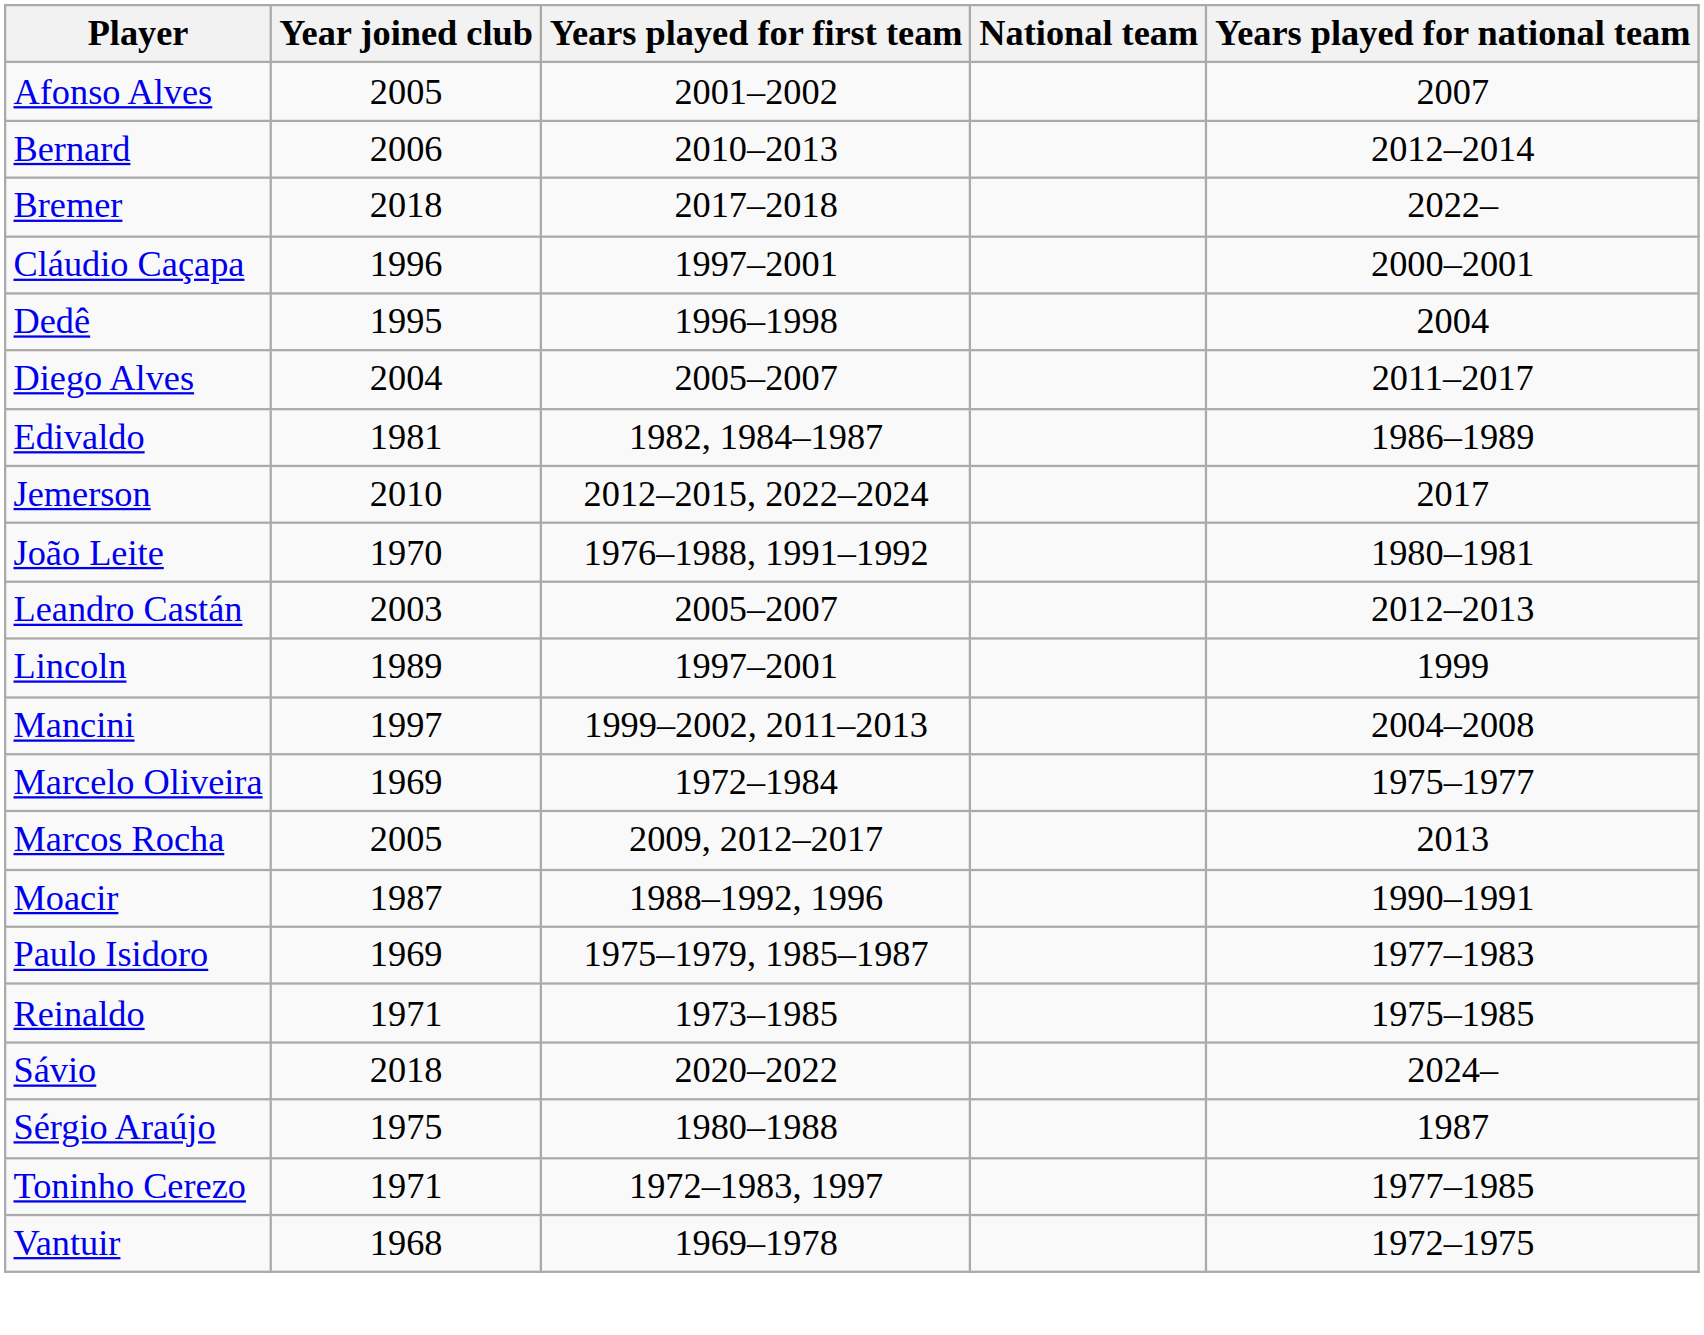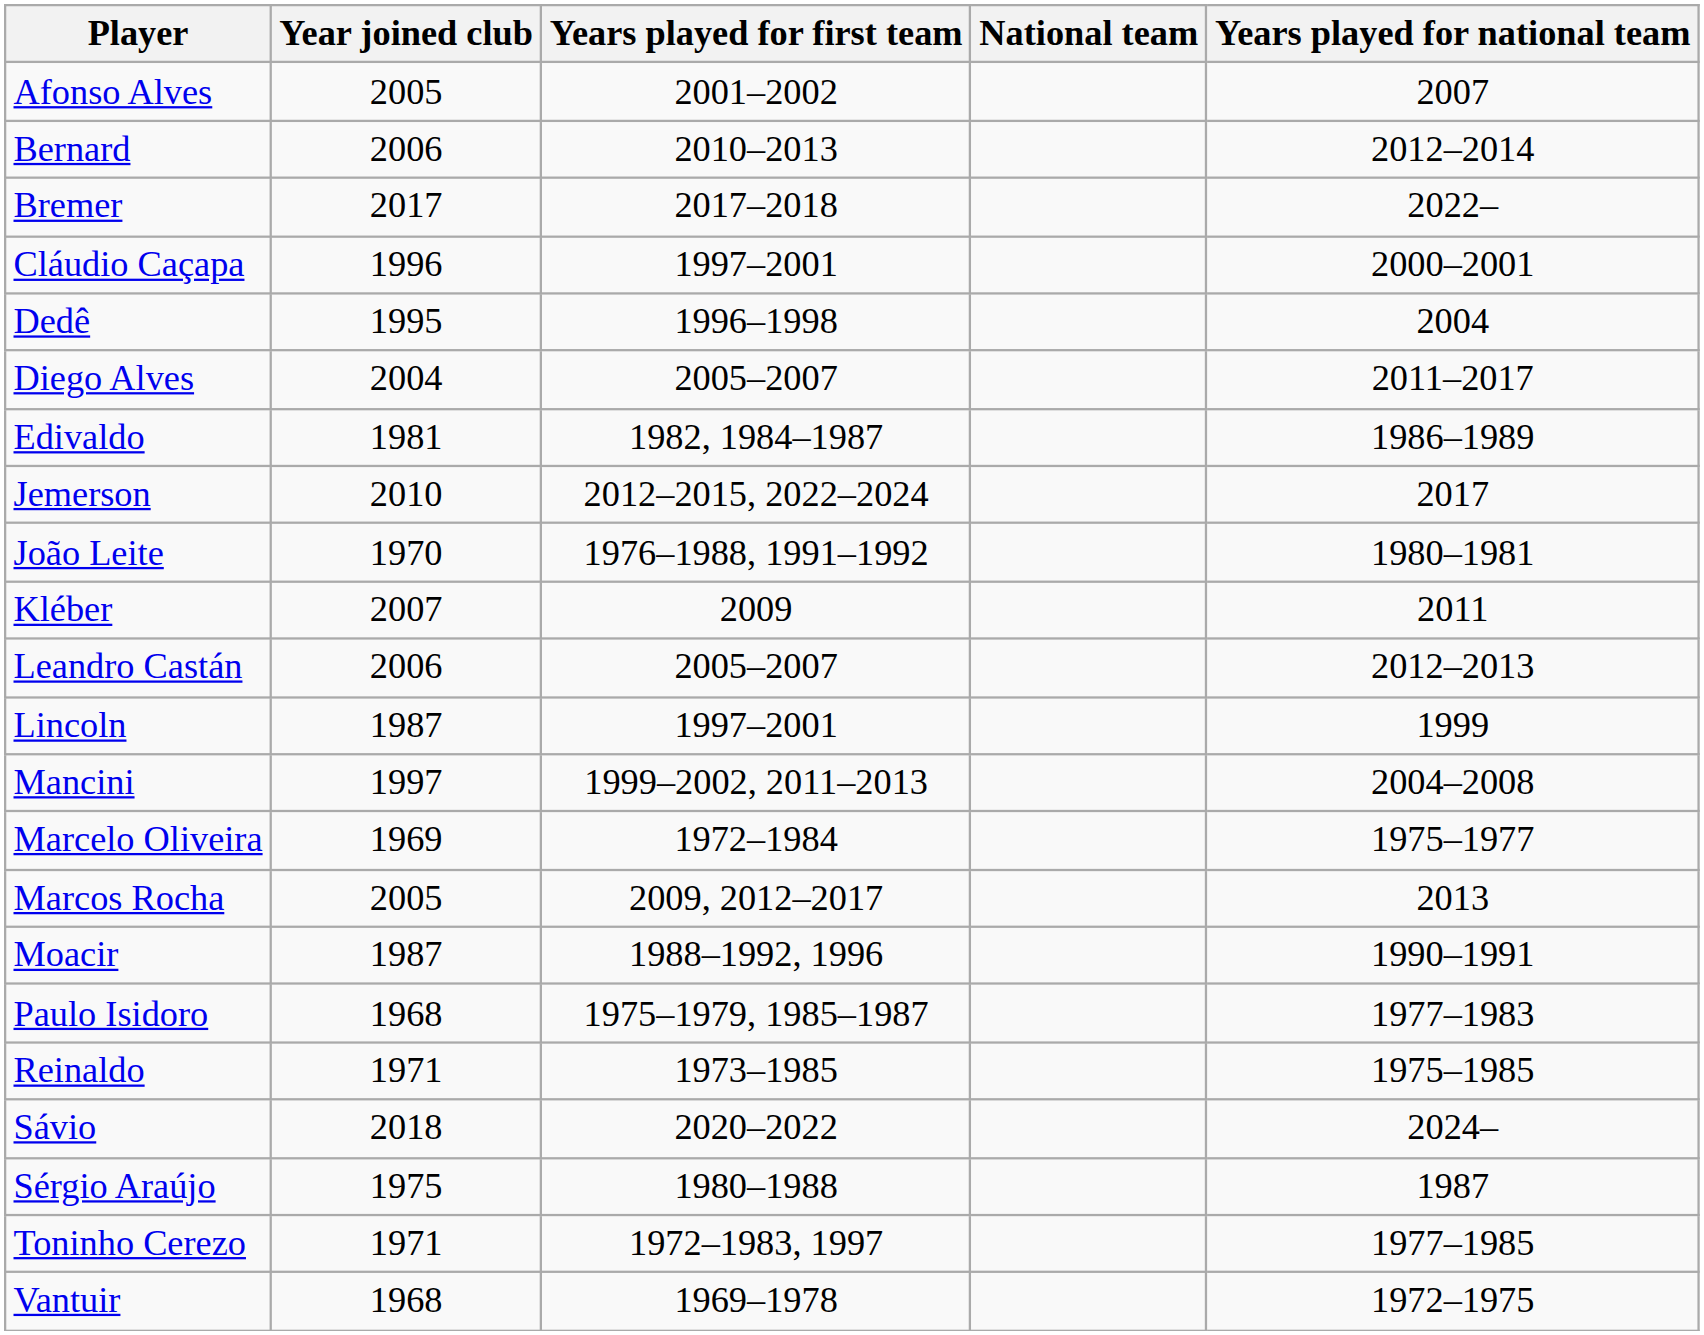(406, 206) 2018 -> (406, 206) 2017
+ row: (63, 609)
(406, 609) 2003 -> (406, 666) 2006
(406, 666) 1989 -> (406, 724) 1987
(406, 954) 1969 -> (406, 1012) 1968
